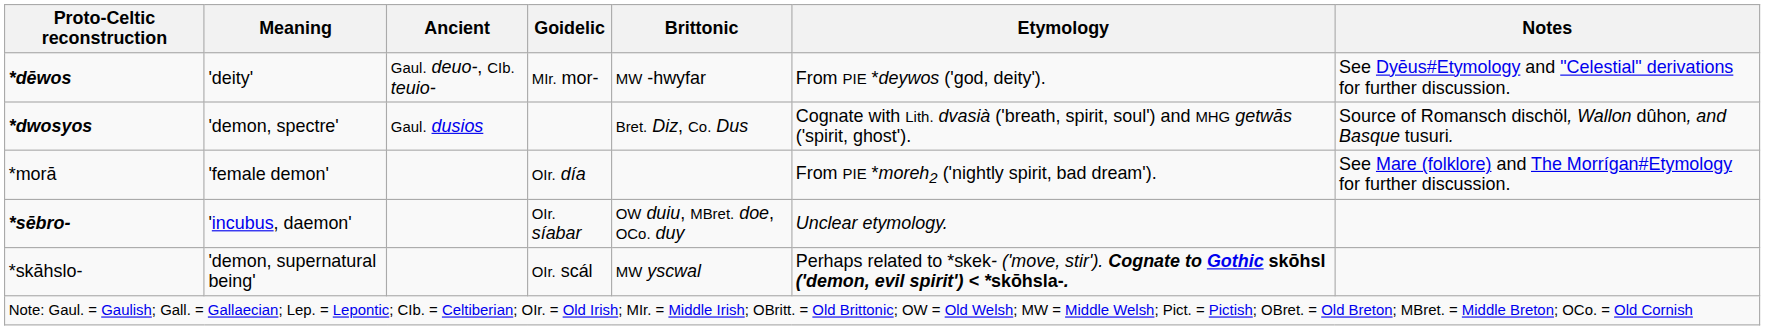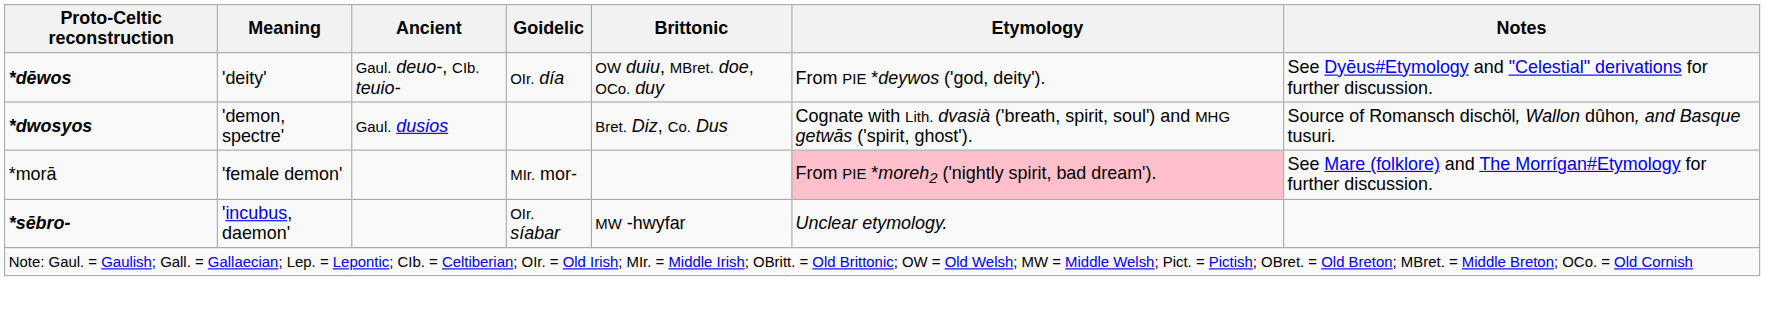(565, 77) MIr. mor- -> (537, 77) OIr. día
(661, 77) MW -hwyfar -> (674, 77) OW duiu, MBret. doe, OCo. duy
(559, 174) OIr. día -> (544, 174) MIr. mor-
(976, 175) no background -> (976, 175) pink background
(695, 223) OW duiu, MBret. doe, OCo. duy -> (640, 223) MW -hwyfar
- row: (46, 271)
